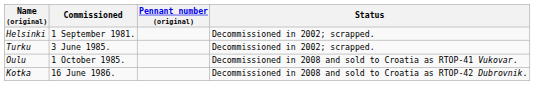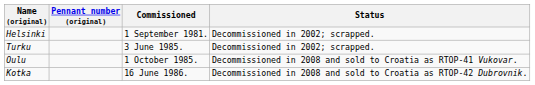columns swapped: (173, 16) <-> (93, 16)
